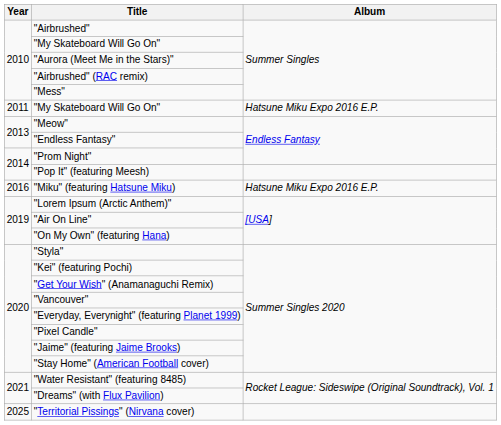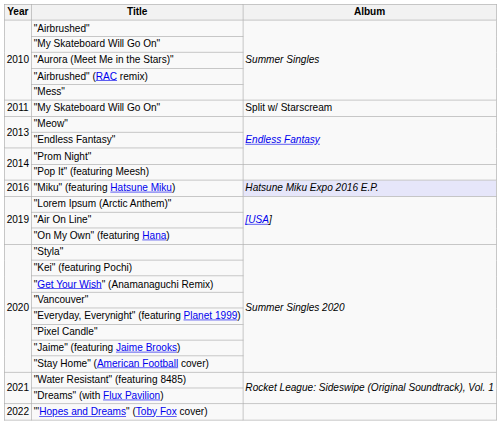(312, 108) Hatsune Miku Expo 2016 E.P. -> (289, 108) Split w/ Starscream
(312, 188) no background -> (312, 188) lavender background
+ row: (18, 412)
- row: (18, 412)
